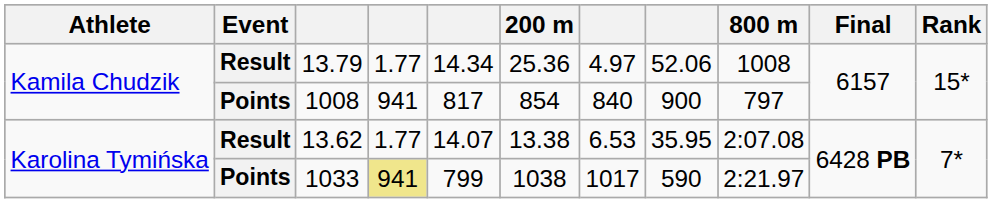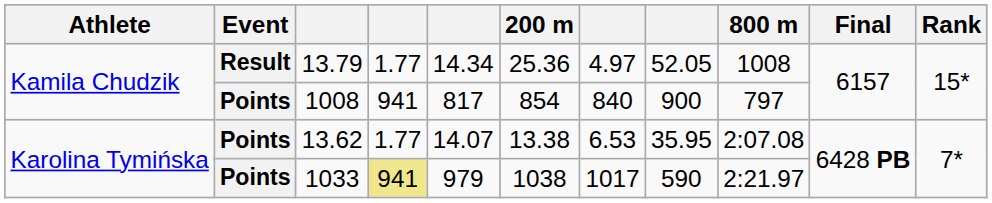(681, 63) 52.06 -> (681, 63) 52.05
(255, 140) Result -> (255, 140) Points
(463, 178) 799 -> (463, 178) 979
